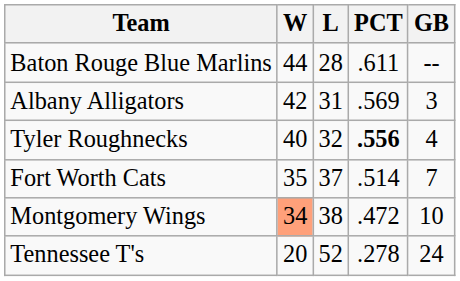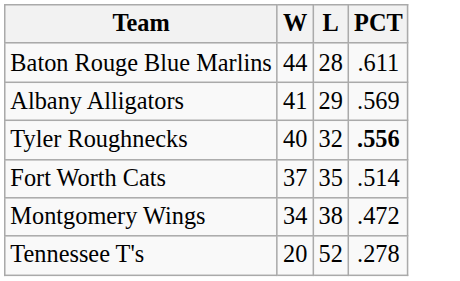- column: (431, 23)
(295, 100) 42 -> (295, 100) 41
(331, 100) 31 -> (331, 100) 29
(295, 178) 35 -> (295, 178) 37
(331, 178) 37 -> (331, 178) 35
(295, 216) lightsalmon background -> (295, 216) no background
